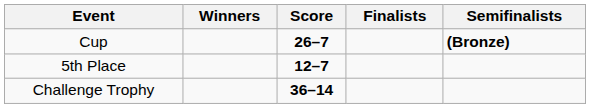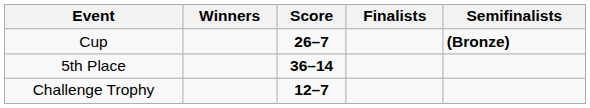(312, 66) 12–7 -> (312, 66) 36–14
(312, 90) 36–14 -> (312, 90) 12–7
